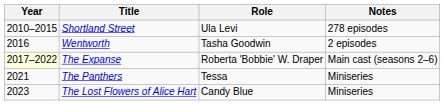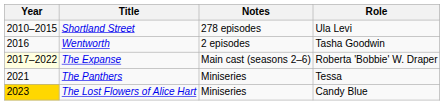columns swapped: (262, 12) <-> (383, 12)
(18, 92) no background -> (18, 92) gold background
